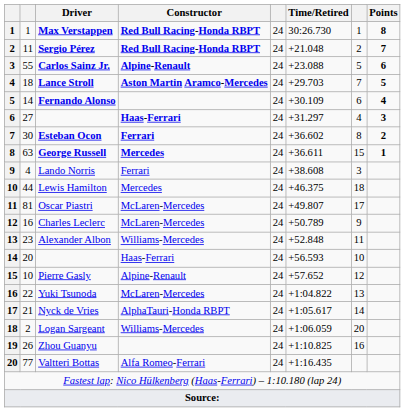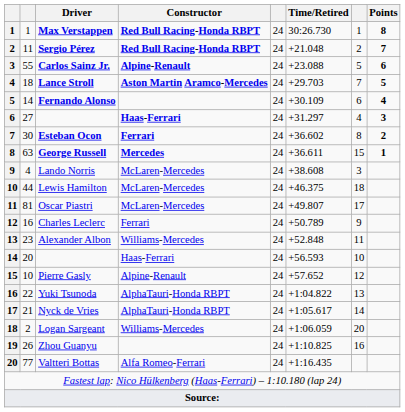(135, 170) Ferrari -> (162, 170) McLaren-Mercedes
(141, 187) Mercedes -> (162, 187) McLaren-Mercedes
(162, 222) McLaren-Mercedes -> (135, 222) Ferrari
(162, 292) McLaren-Mercedes -> (175, 292) AlphaTauri-Honda RBPT
